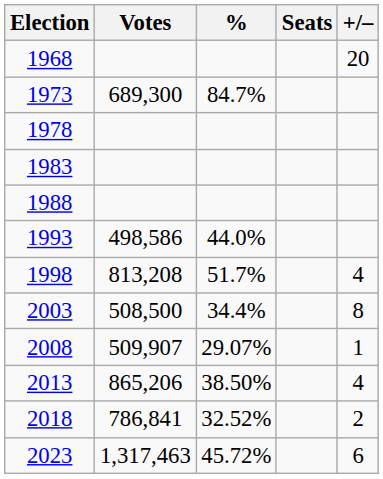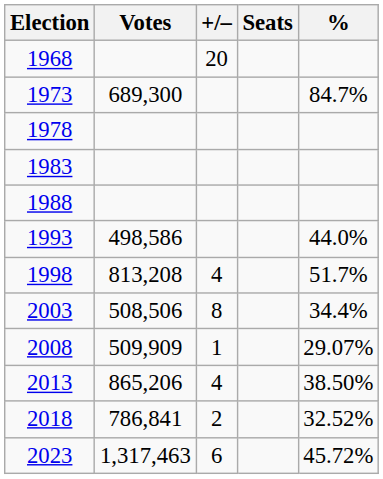columns swapped: (236, 22) <-> (358, 22)
(145, 310) 508,500 -> (145, 310) 508,506
(145, 346) 509,907 -> (145, 346) 509,909
